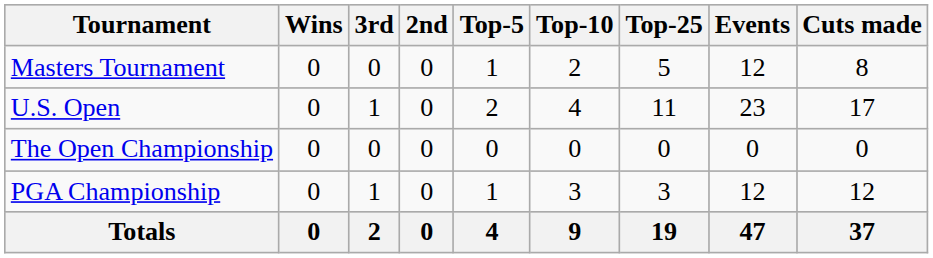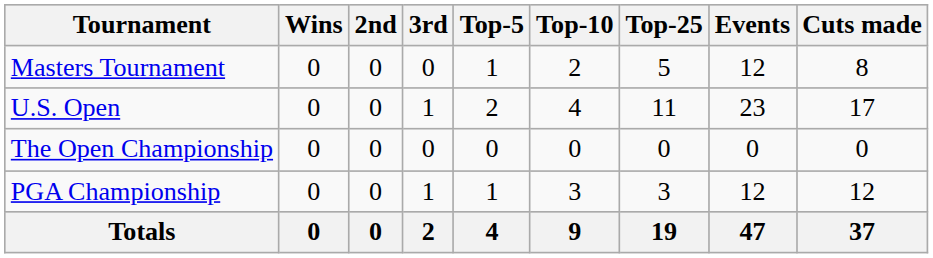columns swapped: (427, 25) <-> (374, 25)
